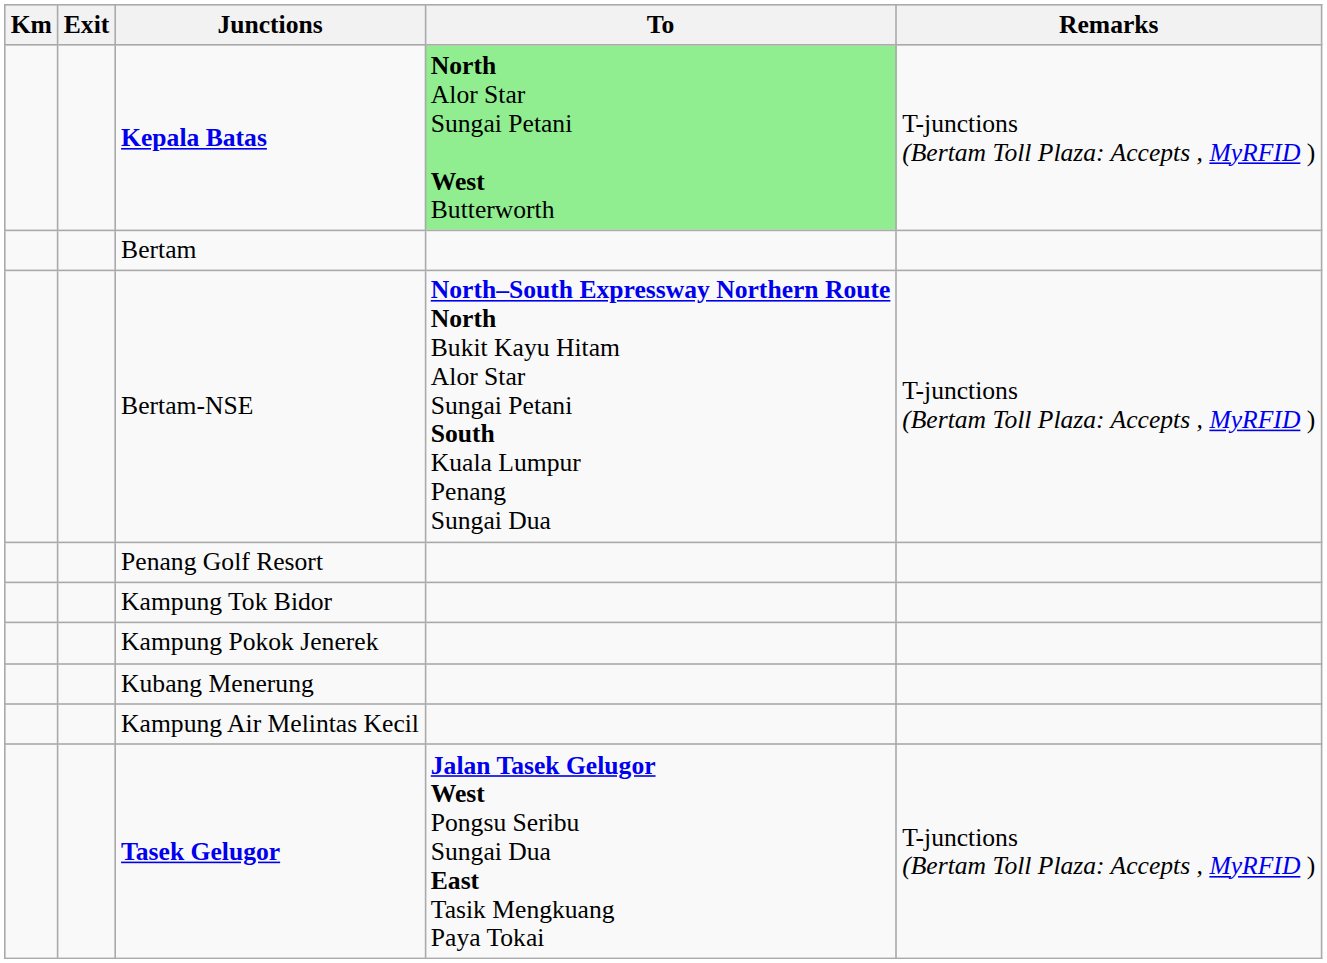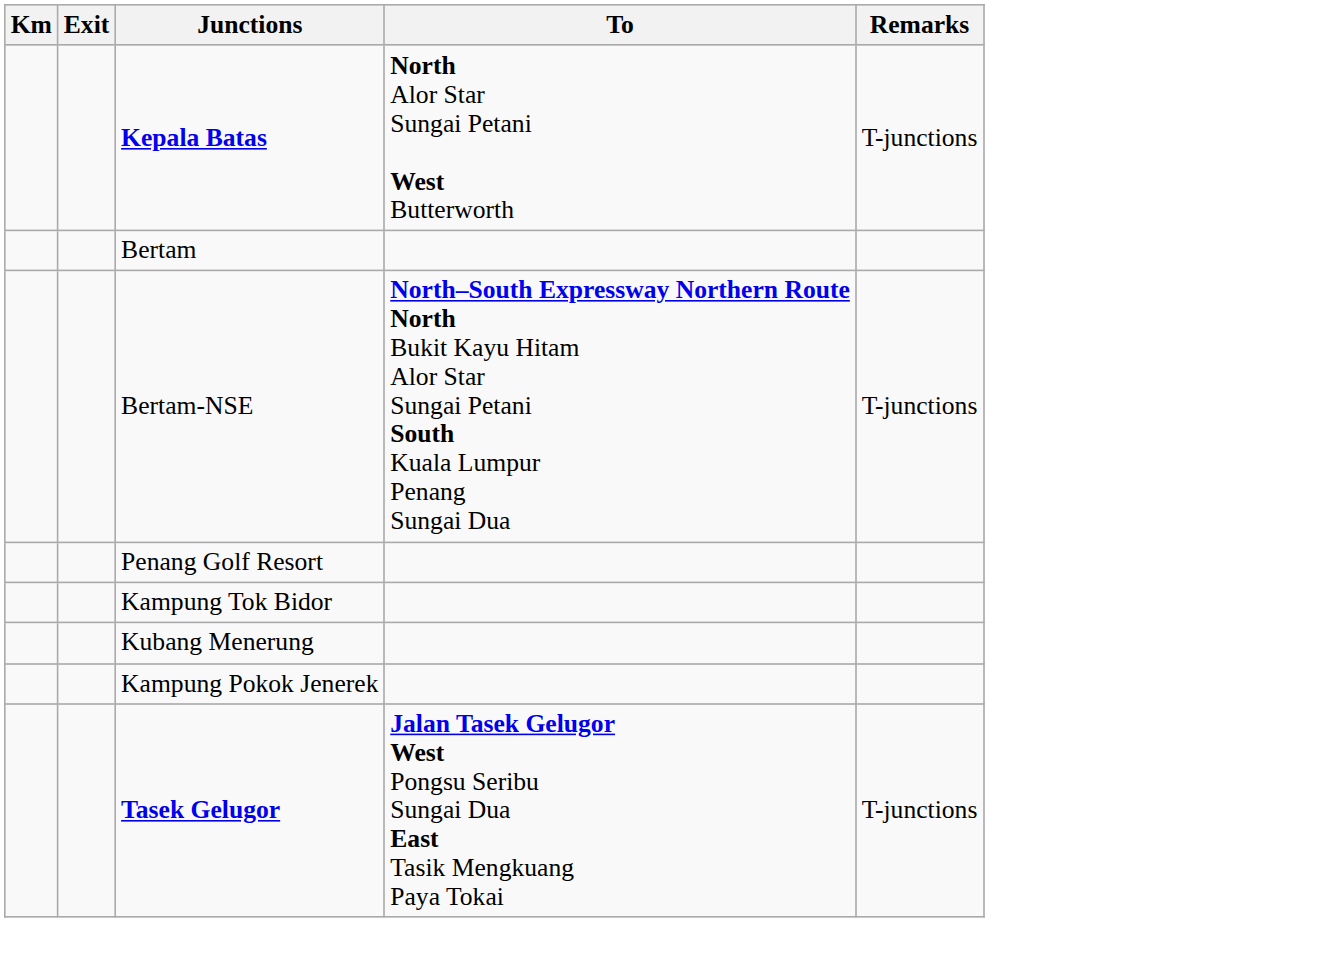(502, 137) lightgreen background -> (461, 137) no background
(1109, 137) T-junctions (Bertam Toll Plaza: Accepts , MyRFID ) -> (920, 137) T-junctions
(1109, 405) T-junctions (Bertam Toll Plaza: Accepts , MyRFID ) -> (920, 405) T-junctions
rows swapped: (250, 642) <-> (217, 683)
- row: (270, 724)
(1109, 851) T-junctions (Bertam Toll Plaza: Accepts , MyRFID ) -> (920, 810) T-junctions
